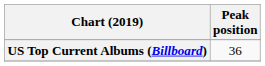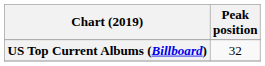(235, 50) 36 -> (235, 50) 32
